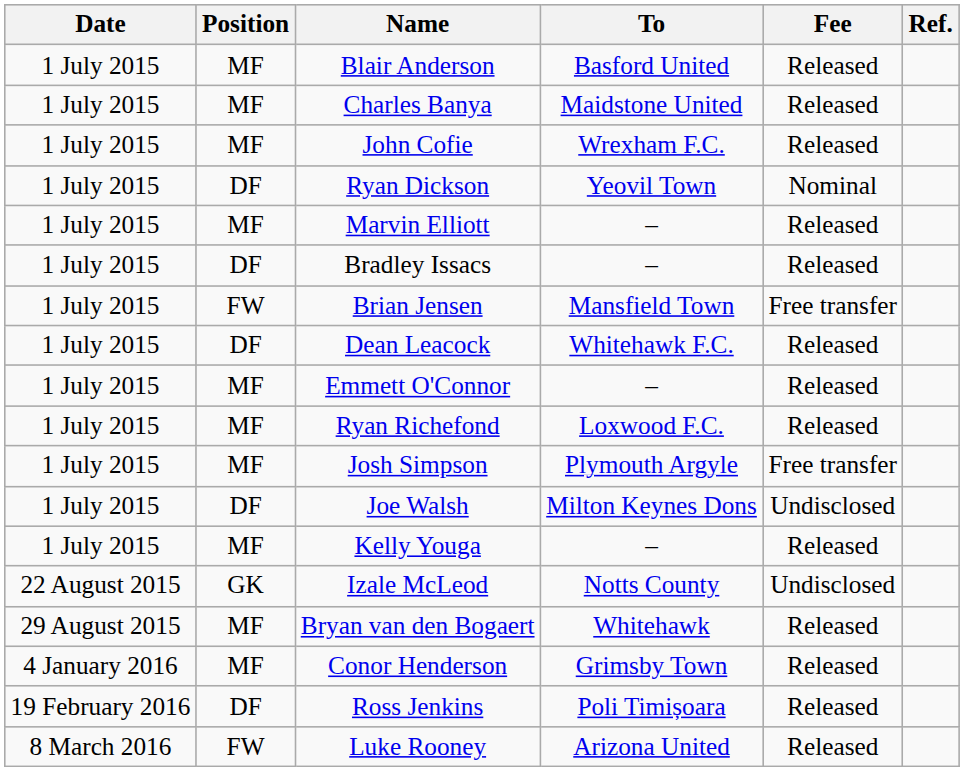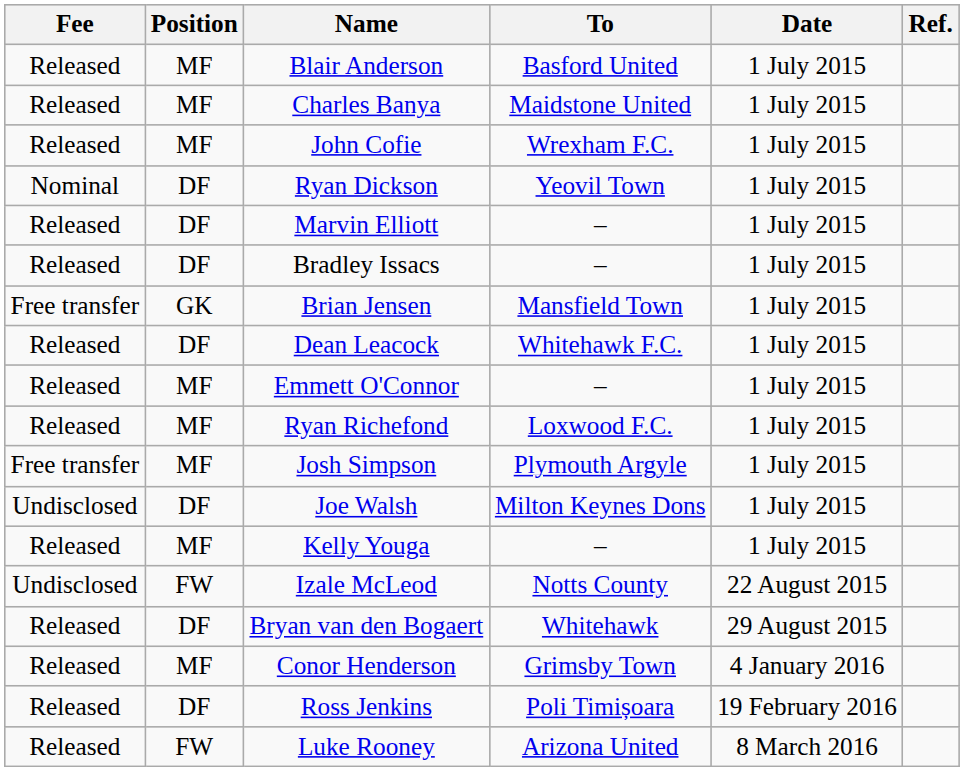columns swapped: (100, 24) <-> (833, 24)
(246, 225) MF -> (194, 225) DF
(246, 305) FW -> (194, 305) GK
(246, 585) GK -> (194, 585) FW
(246, 625) MF -> (194, 625) DF
